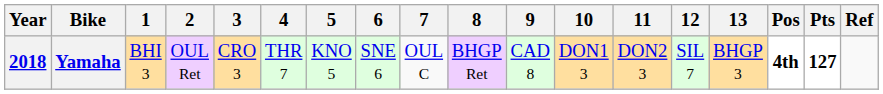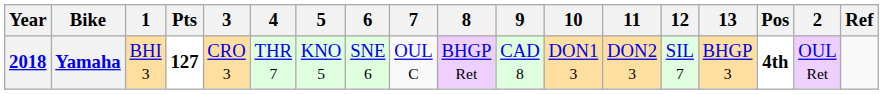columns swapped: (190, 20) <-> (823, 20)
